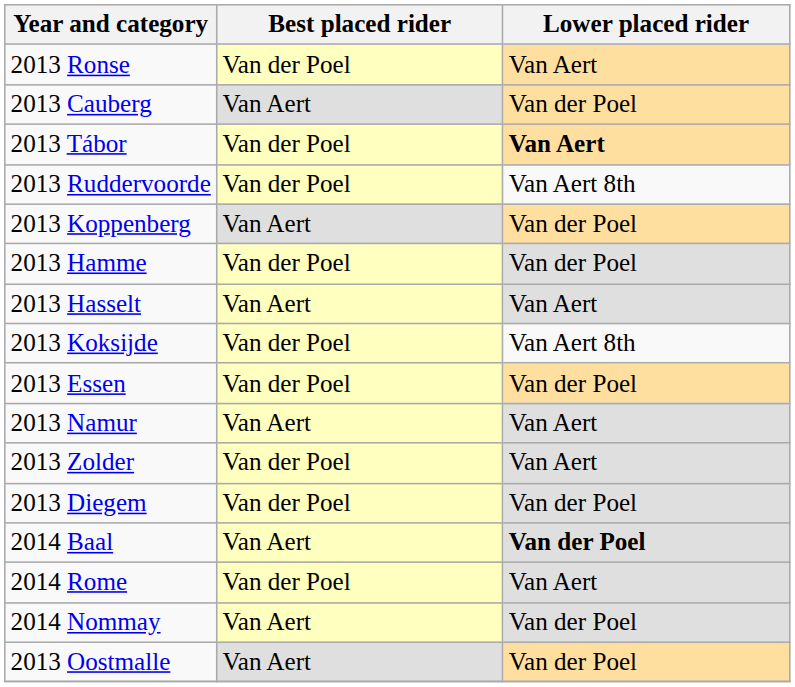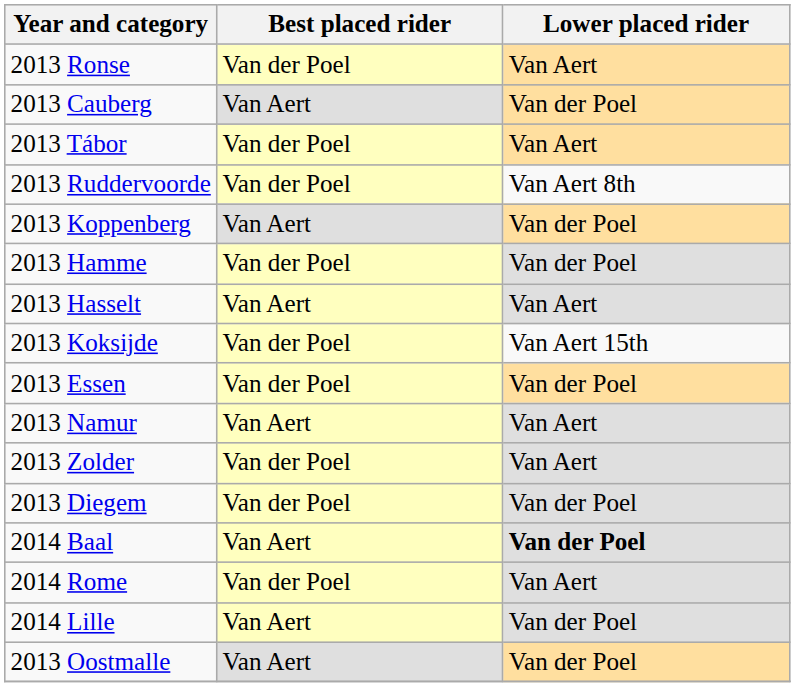(557, 143) bold -> (553, 143) normal
(572, 343) Van Aert 8th -> (578, 343) Van Aert 15th
- row: (86, 622)
+ row: (63, 622)
